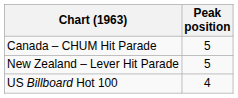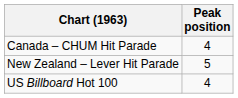(207, 45) 5 -> (207, 45) 4
